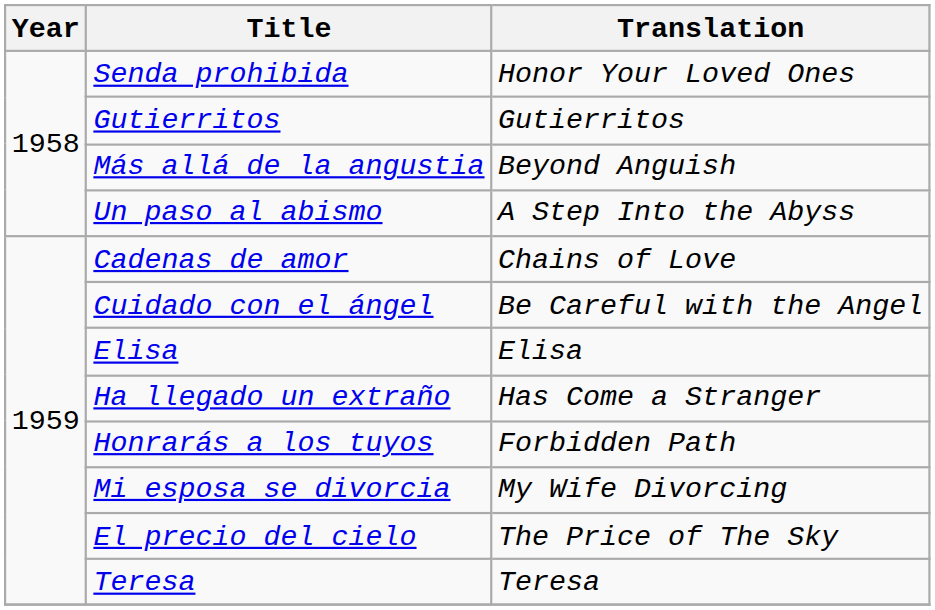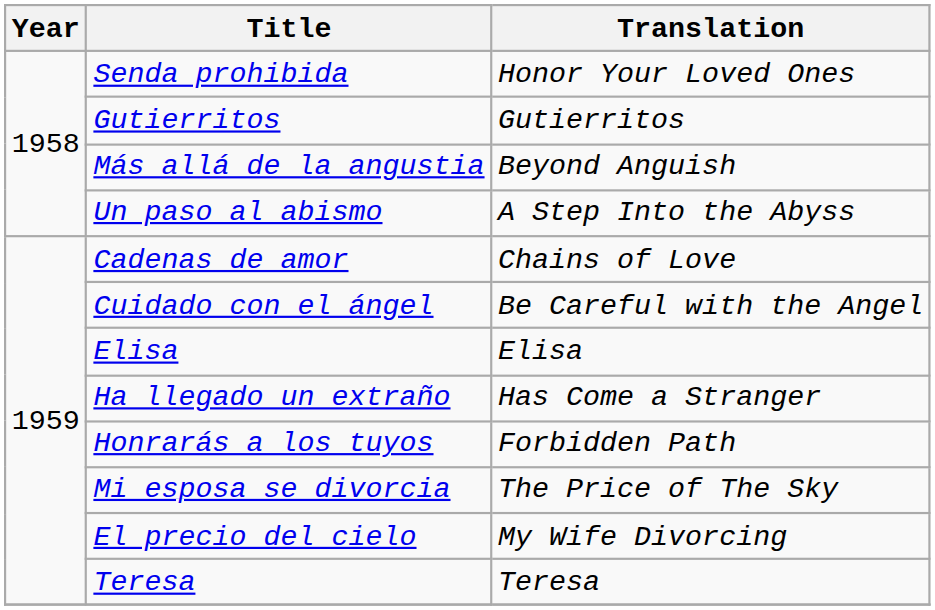(643, 490) My Wife Divorcing -> (668, 490) The Price of The Sky
(668, 536) The Price of The Sky -> (643, 536) My Wife Divorcing
